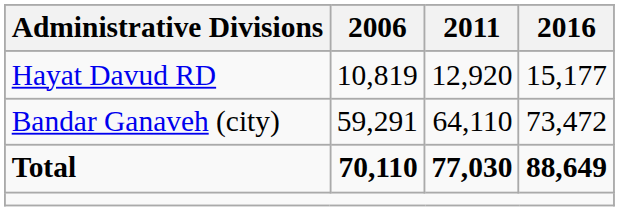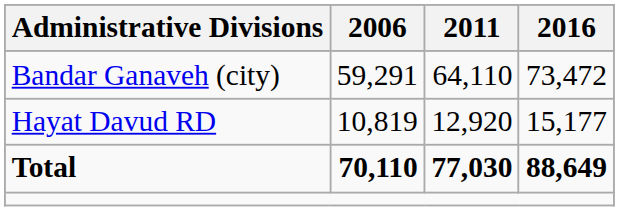rows swapped: (114, 74) <-> (146, 121)
